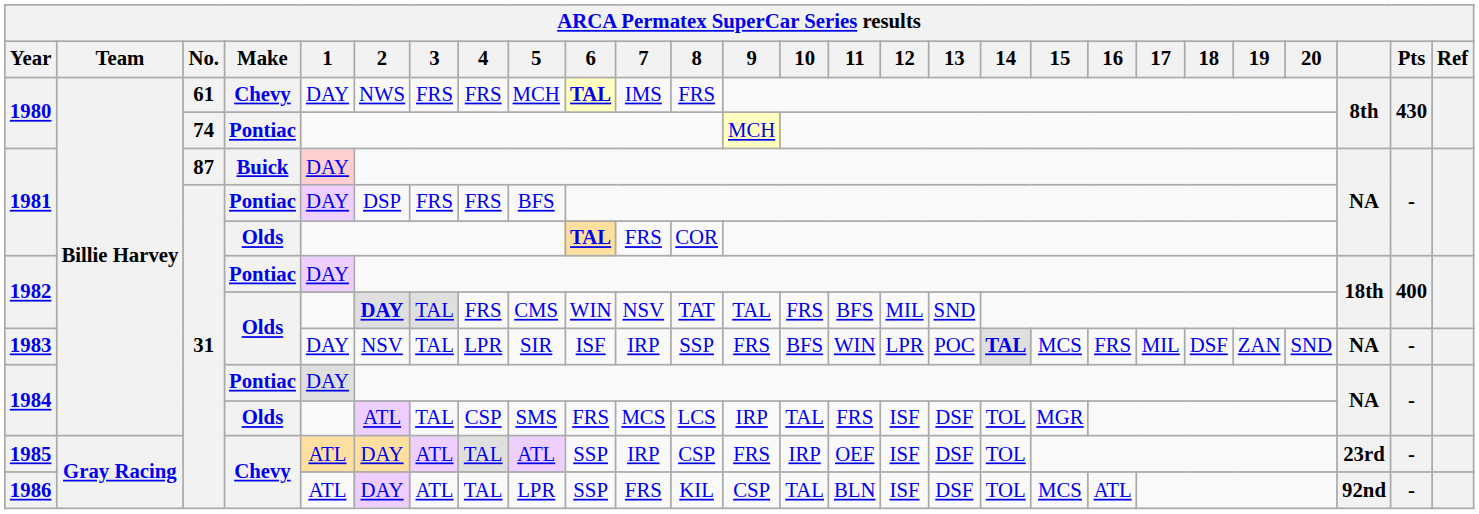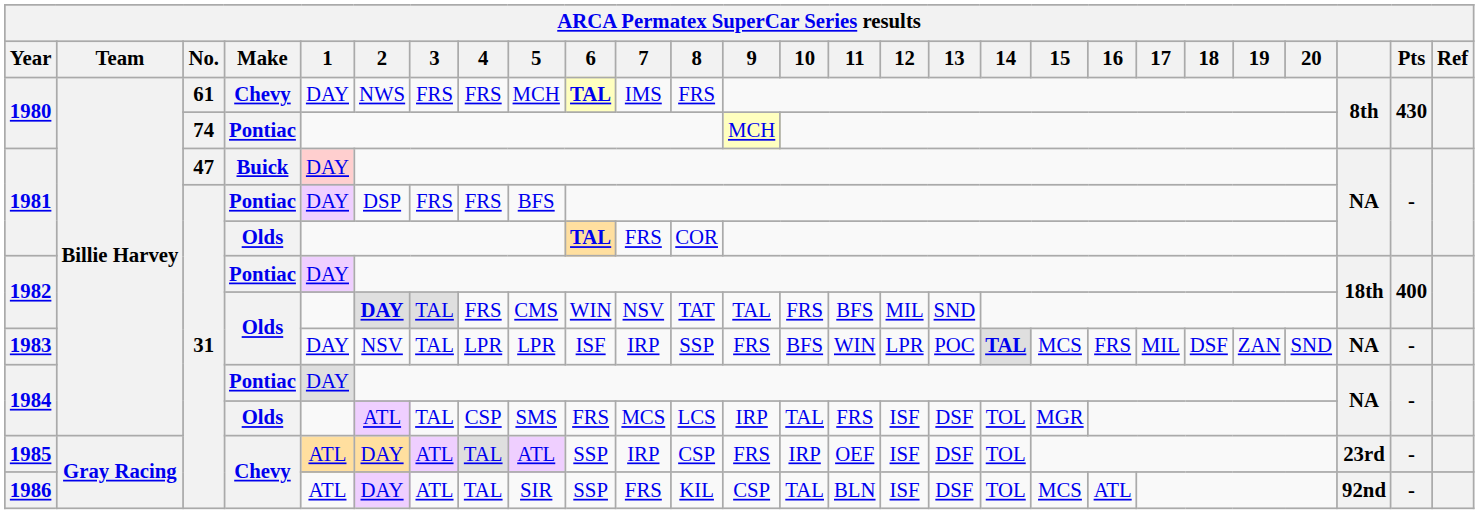(204, 166) 87 -> (204, 166) 47
(536, 346) SIR -> (536, 346) LPR
(536, 489) LPR -> (536, 489) SIR
